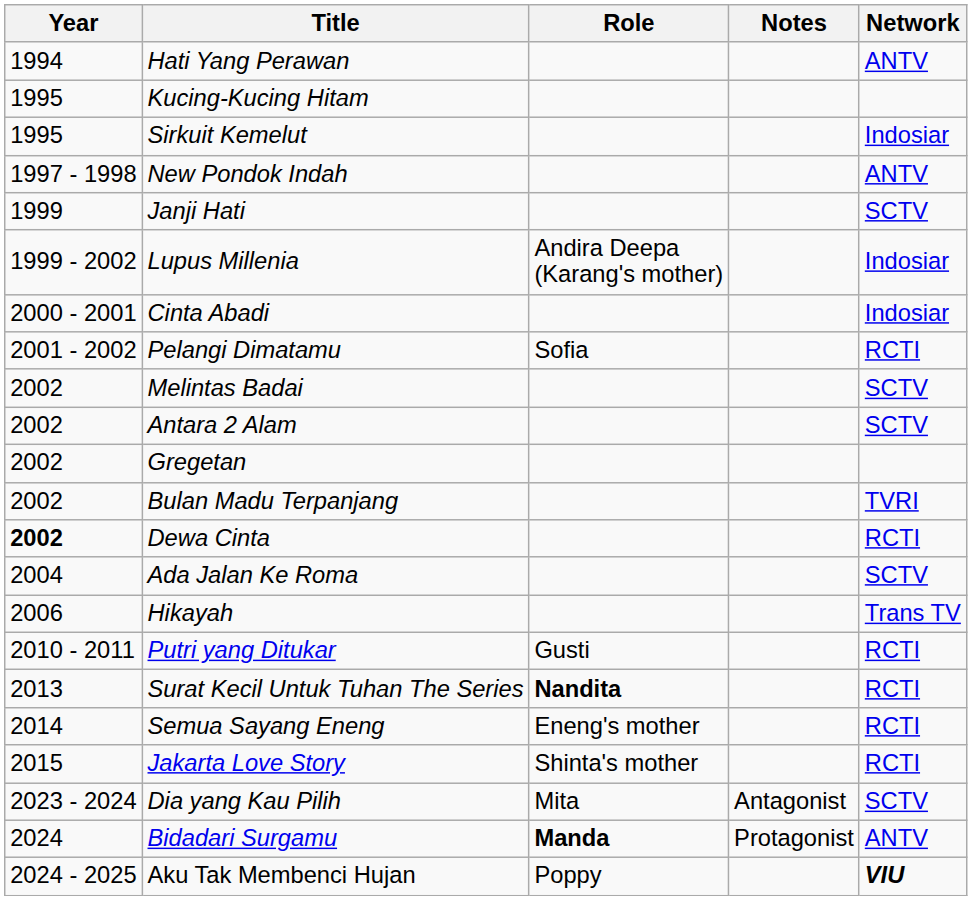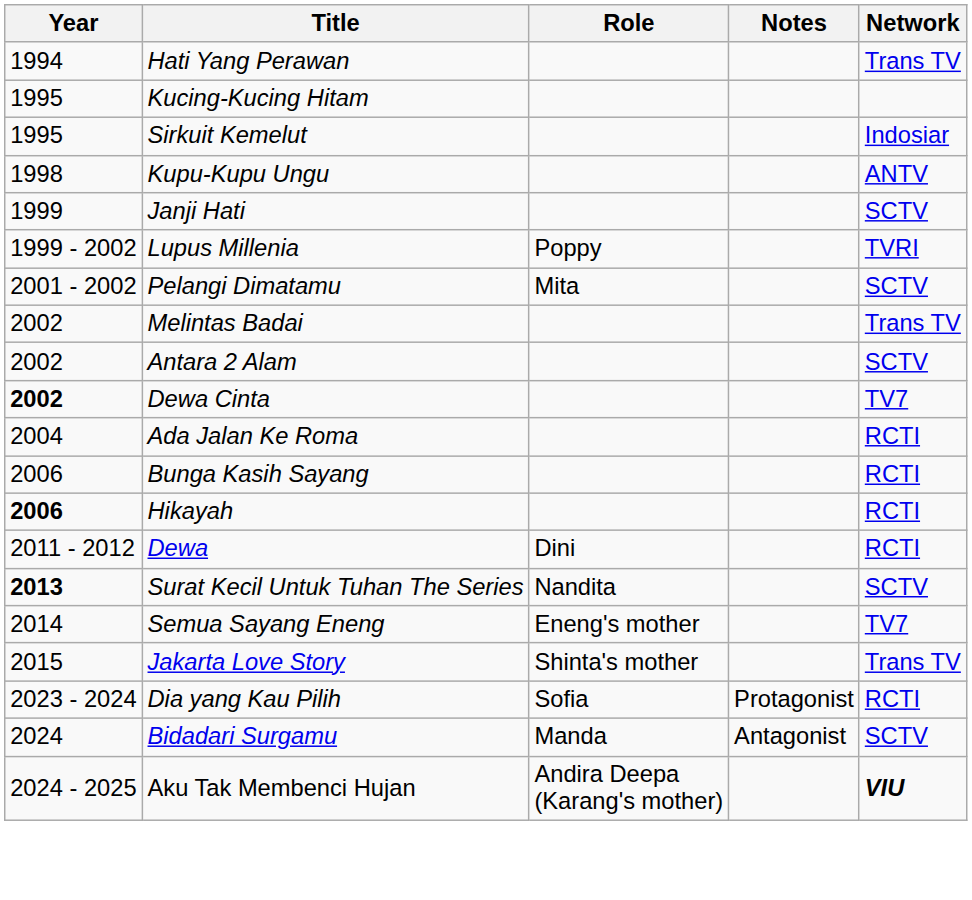(896, 60) ANTV -> (913, 60) Trans TV
- row: (248, 173)
+ row: (238, 173)
(629, 261) Andira Deepa (Karang's mother) -> (568, 248) Poppy
(907, 261) Indosiar -> (892, 248) TVRI
- row: (208, 312)
(561, 350) Sofia -> (557, 286) Mita
(892, 350) RCTI -> (896, 286) SCTV
(896, 387) SCTV -> (913, 323) Trans TV
- row: (197, 463)
- row: (273, 500)
(892, 538) RCTI -> (887, 398) TV7
(896, 575) SCTV -> (892, 436) RCTI
+ row: (258, 473)
(37, 613) normal -> (37, 511) bold
(913, 613) Trans TV -> (892, 511) RCTI
- row: (242, 650)
+ row: (178, 549)
(37, 688) normal -> (37, 586) bold
(578, 688) bold -> (575, 586) normal
(892, 688) RCTI -> (896, 586) SCTV
(892, 725) RCTI -> (887, 624) TV7
(892, 763) RCTI -> (913, 661) Trans TV
(557, 801) Mita -> (561, 699) Sofia
(790, 801) Antagonist -> (794, 699) Protagonist
(896, 801) SCTV -> (892, 699) RCTI
(572, 838) bold -> (571, 736) normal
(794, 838) Protagonist -> (790, 736) Antagonist
(896, 838) ANTV -> (896, 736) SCTV
(568, 876) Poppy -> (629, 787) Andira Deepa (Karang's mother)
